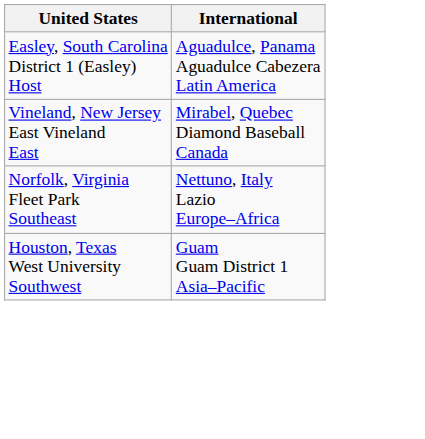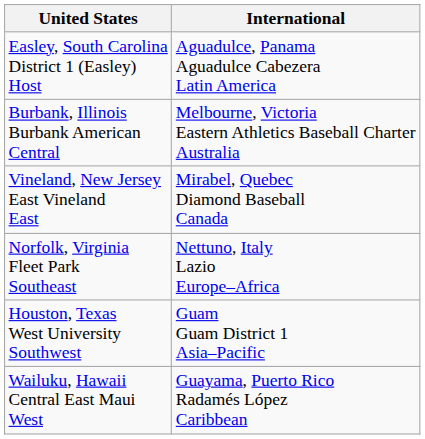+ row: (75, 132)
+ row: (72, 400)
